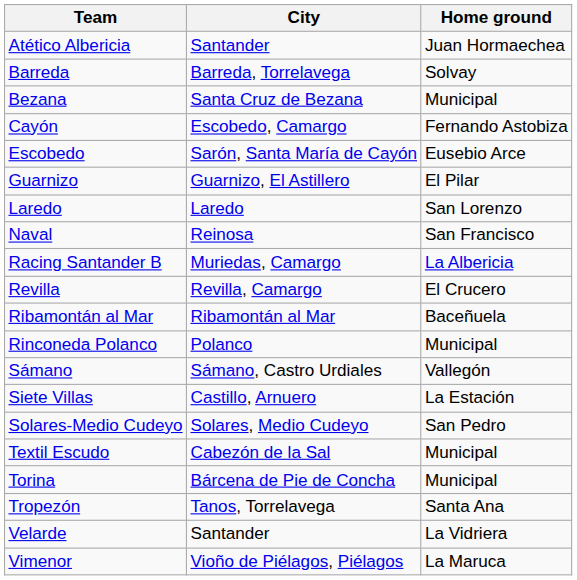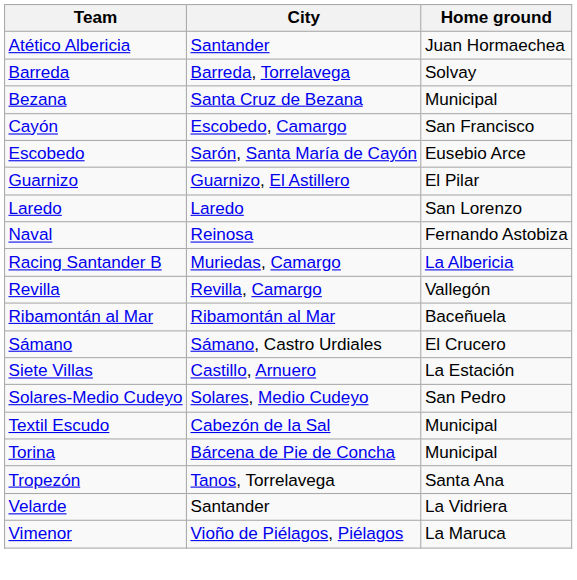(496, 126) Fernando Astobiza -> (480, 126) San Francisco
(480, 235) San Francisco -> (496, 235) Fernando Astobiza
(465, 289) El Crucero -> (458, 289) Vallegón
- row: (83, 343)
(458, 371) Vallegón -> (465, 343) El Crucero
